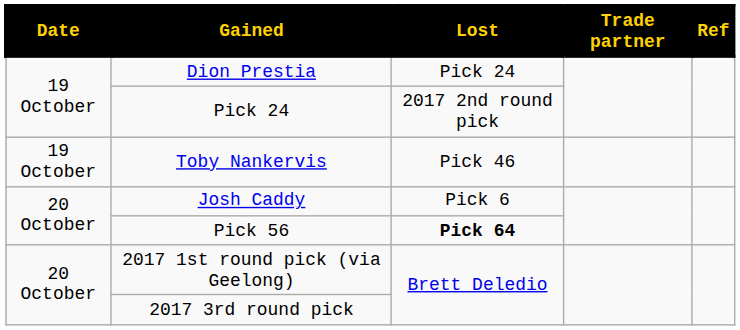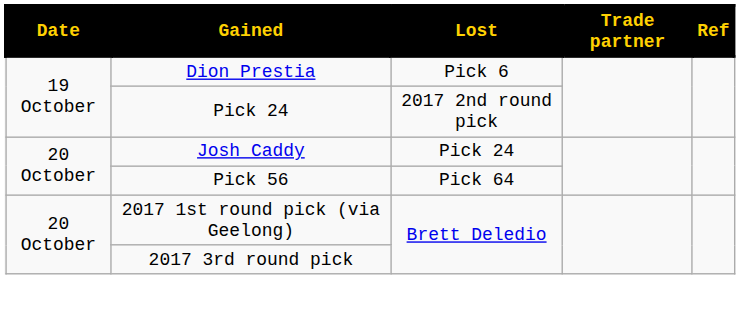(478, 72) Pick 24 -> (477, 72) Pick 6
- row: (251, 162)
(477, 201) Pick 6 -> (477, 151) Pick 24
(478, 230) bold -> (477, 180) normal
